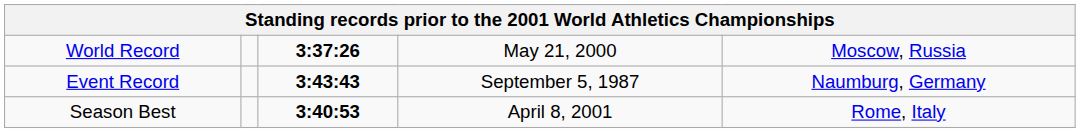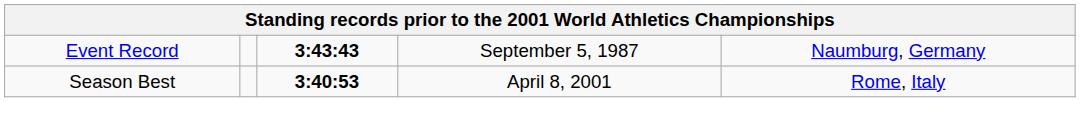- row: (123, 50)
